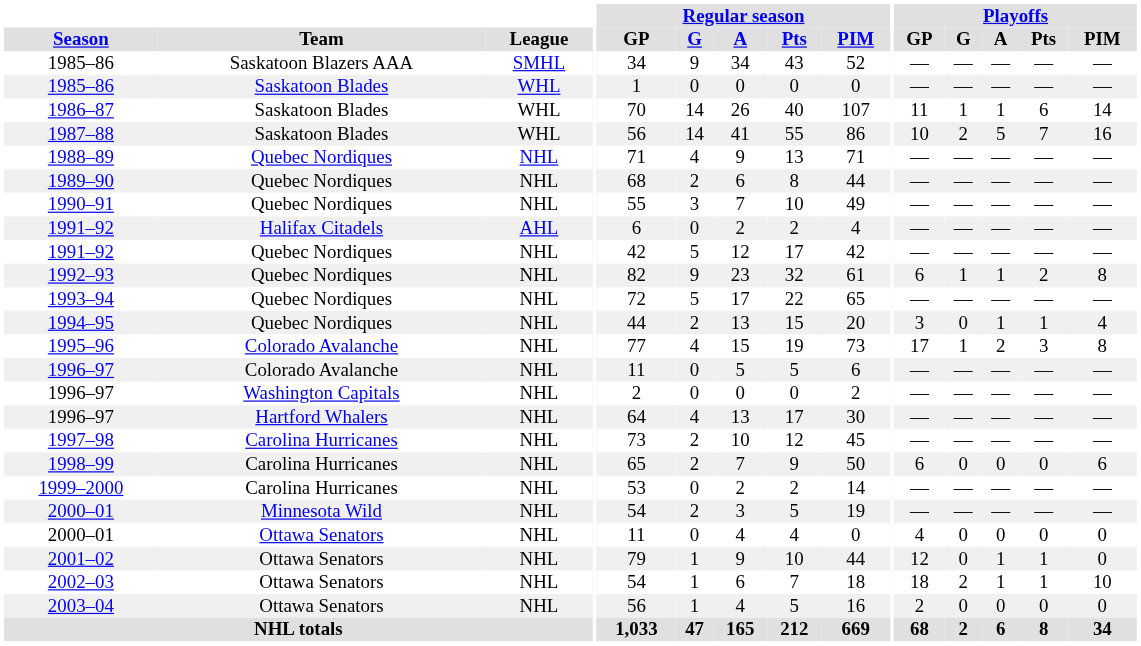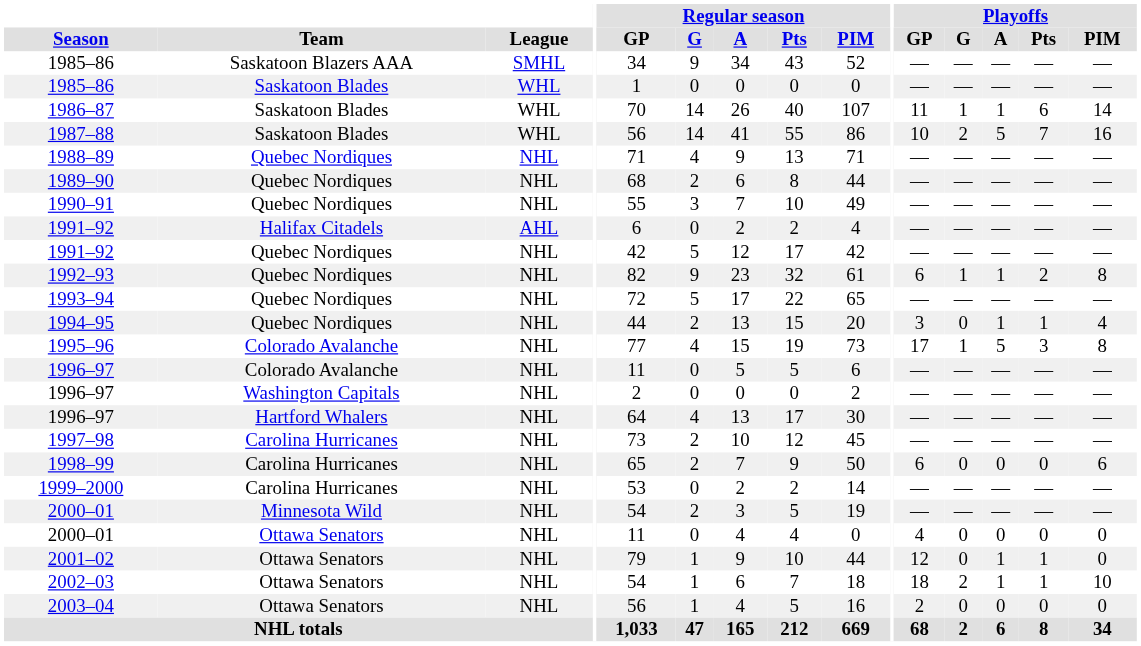(1001, 346) 2 -> (1001, 346) 5
